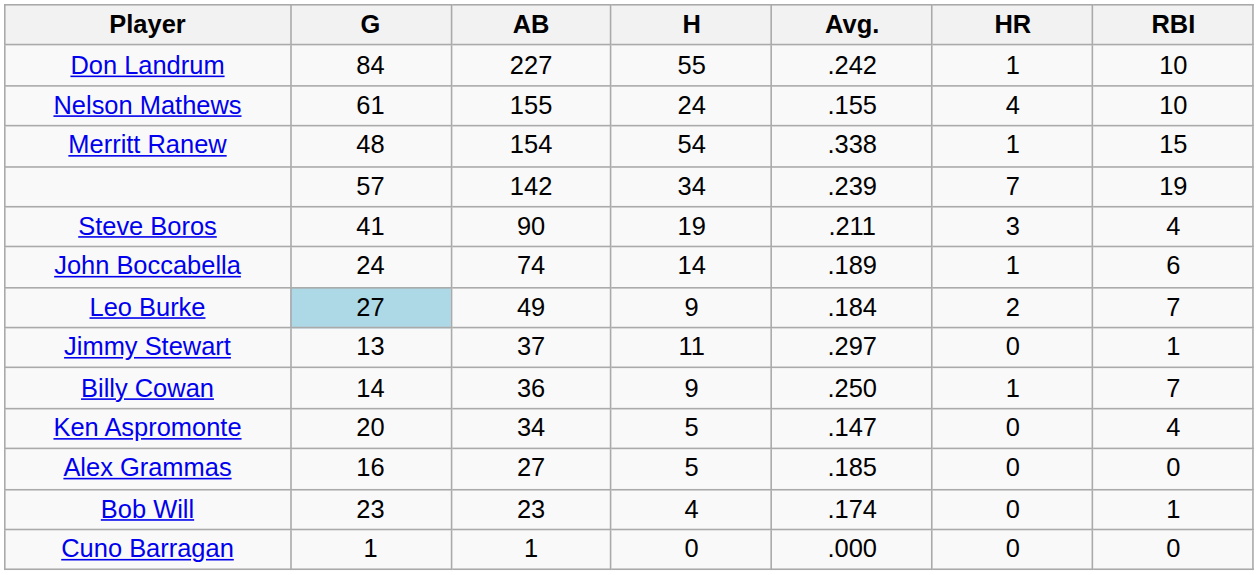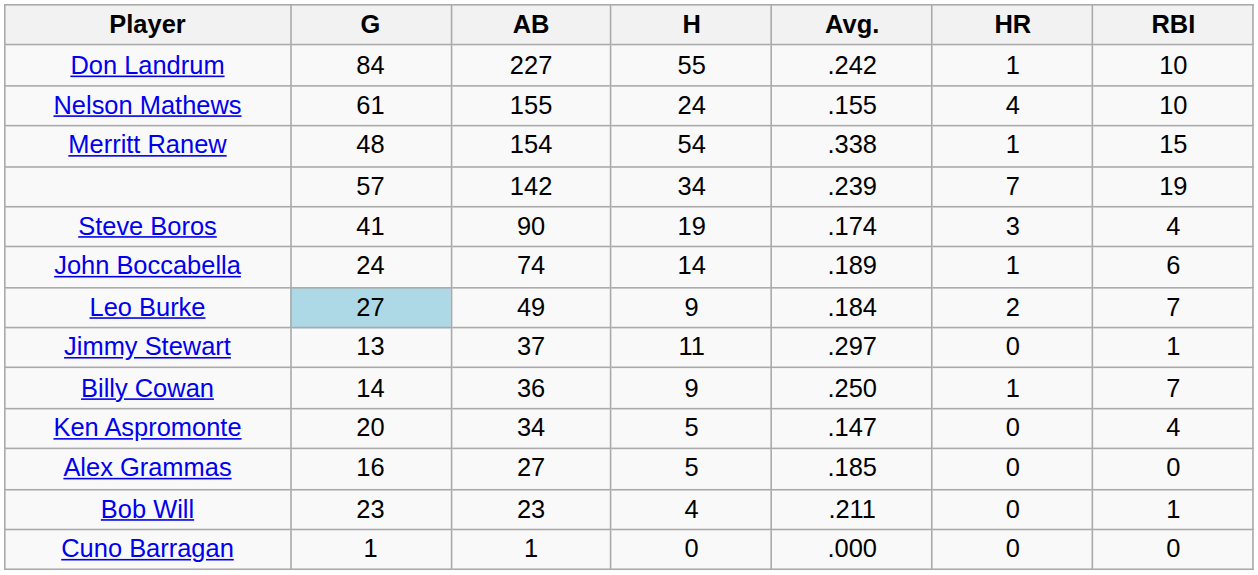(852, 226) .211 -> (852, 226) .174
(852, 508) .174 -> (852, 508) .211
